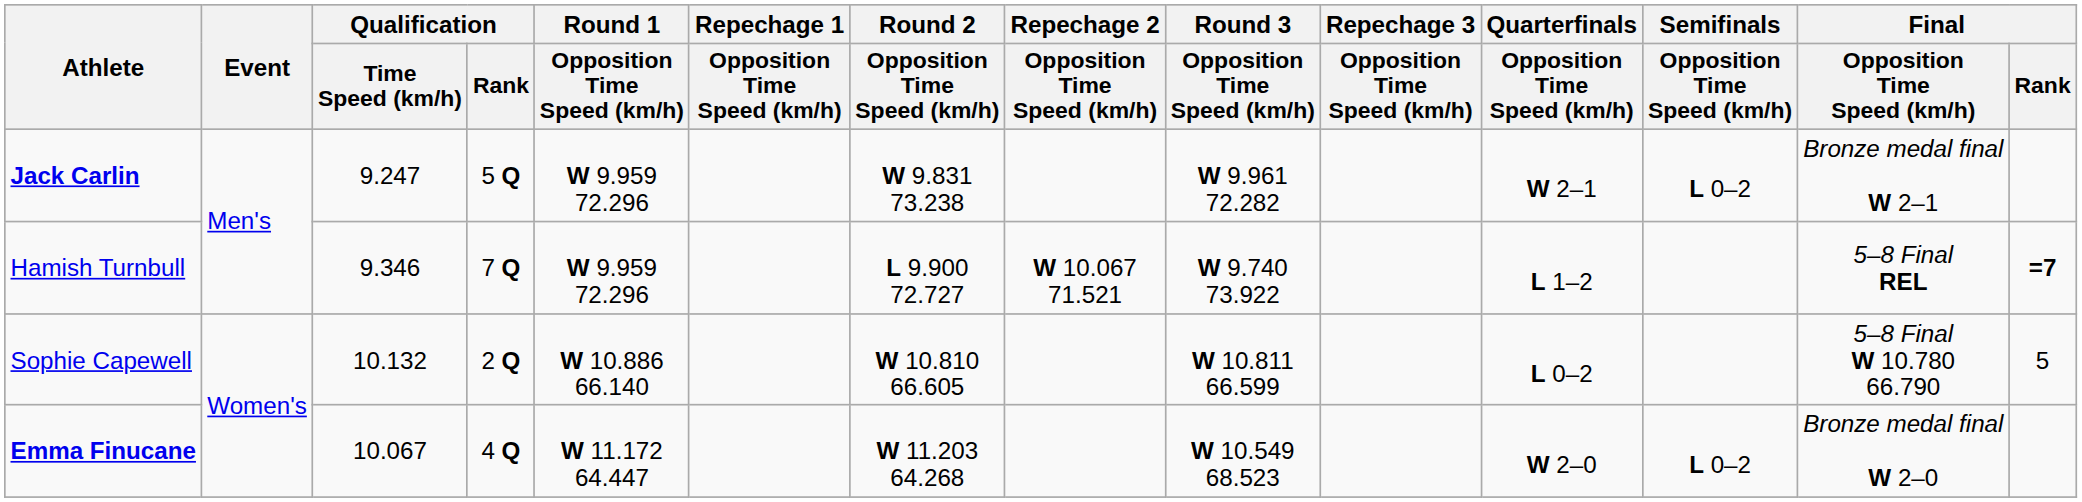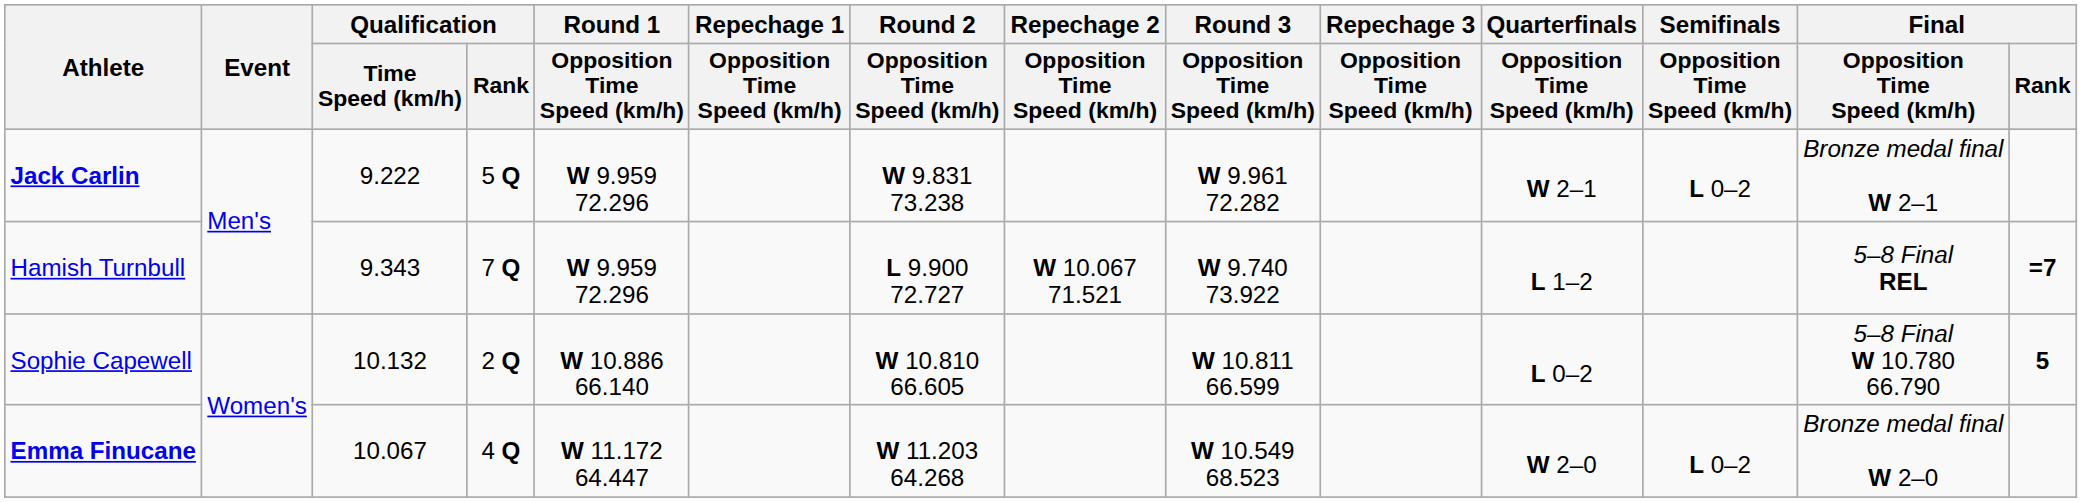(390, 176) 9.247 -> (390, 176) 9.222
(390, 268) 9.346 -> (390, 268) 9.343
(2043, 360) normal -> (2043, 360) bold
